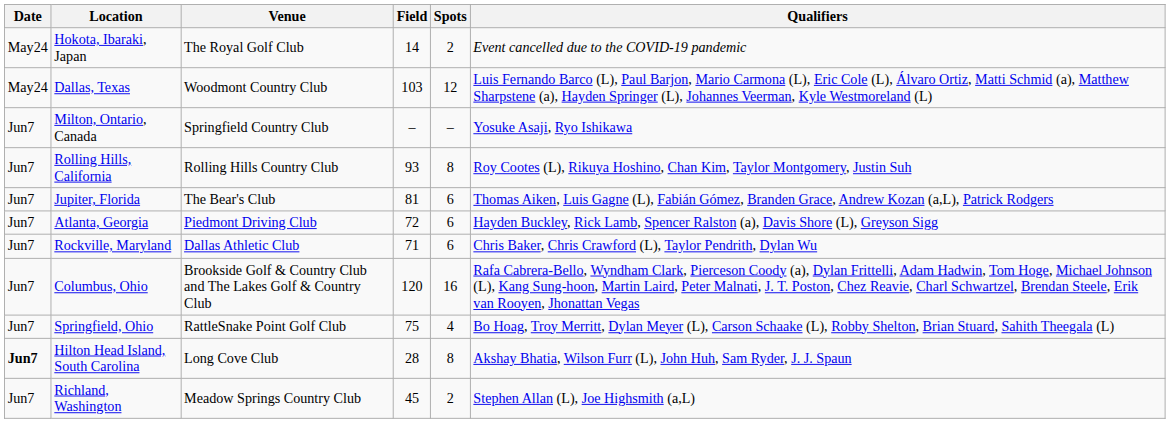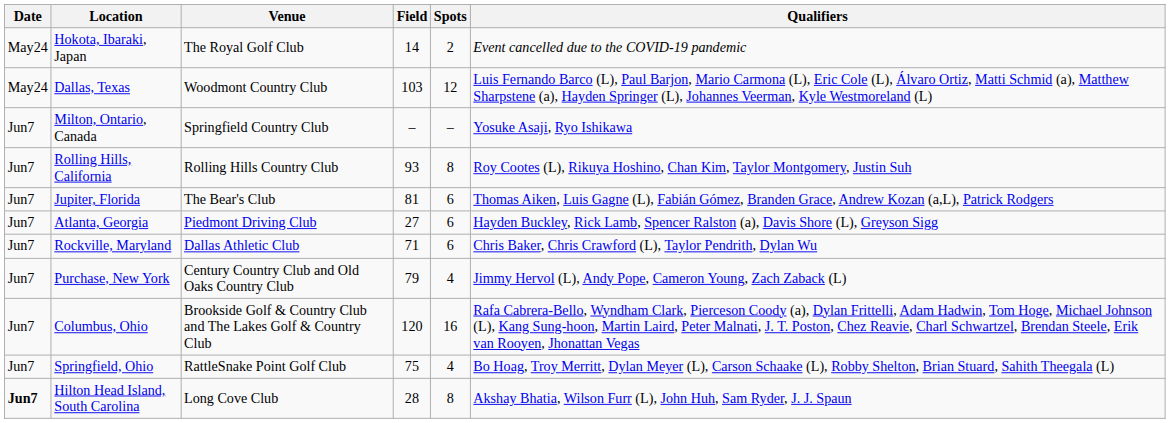(412, 223) 72 -> (412, 223) 27
+ row: (112, 278)
- row: (88, 398)
